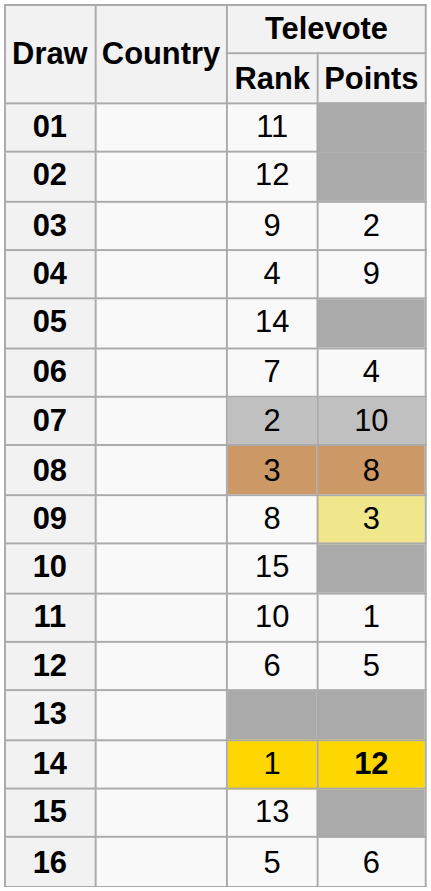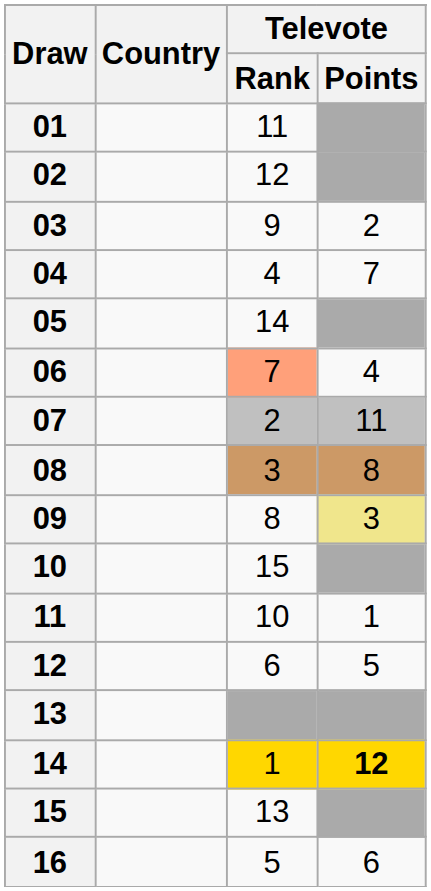(371, 273) 9 -> (371, 273) 7
(272, 371) no background -> (272, 371) lightsalmon background
(371, 420) 10 -> (371, 420) 11
